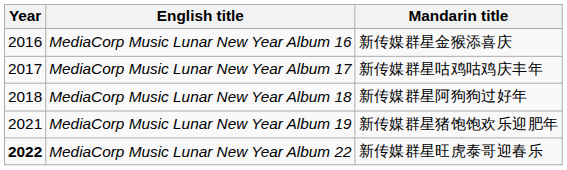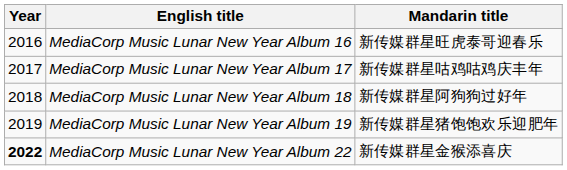(435, 42) 新传媒群星金猴添喜庆 -> (451, 42) 新传媒群星旺虎泰哥迎春乐
(25, 124) 2021 -> (25, 124) 2019
(451, 150) 新传媒群星旺虎泰哥迎春乐 -> (435, 150) 新传媒群星金猴添喜庆
